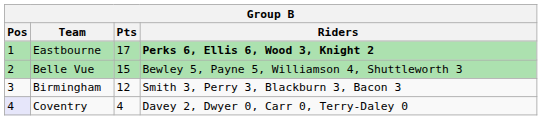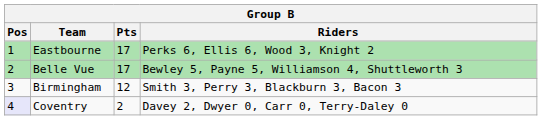(258, 51) bold -> (258, 51) normal
(123, 69) 15 -> (123, 69) 17
(120, 106) 4 -> (120, 106) 2
